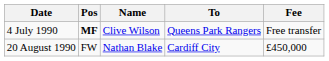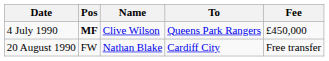(294, 30) Free transfer -> (286, 30) £450,000
(286, 47) £450,000 -> (294, 47) Free transfer
